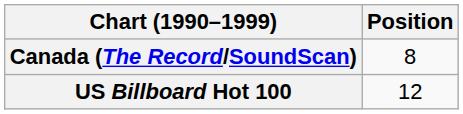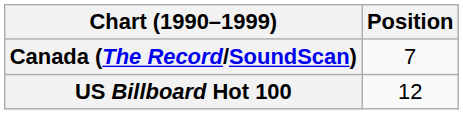(410, 56) 8 -> (410, 56) 7
